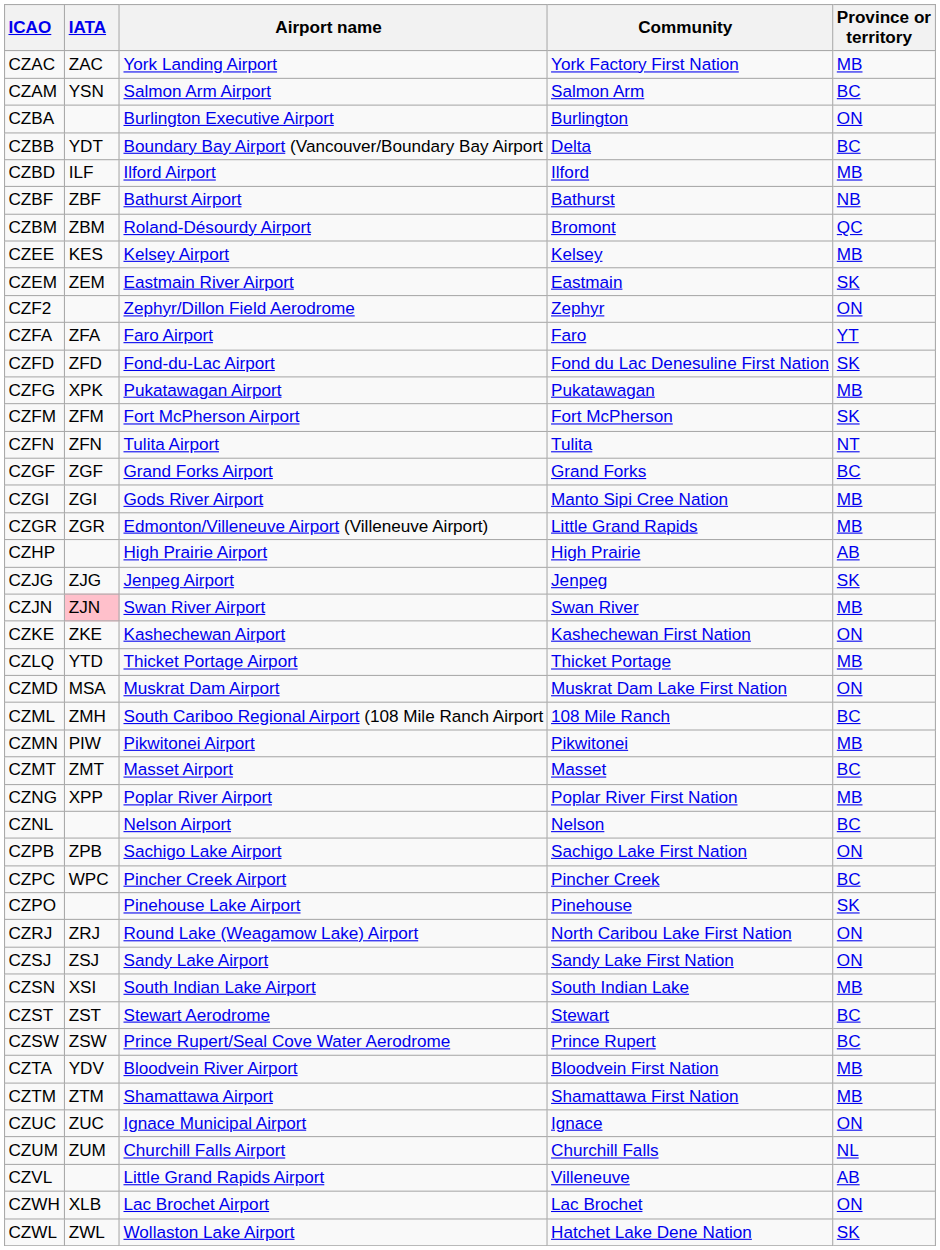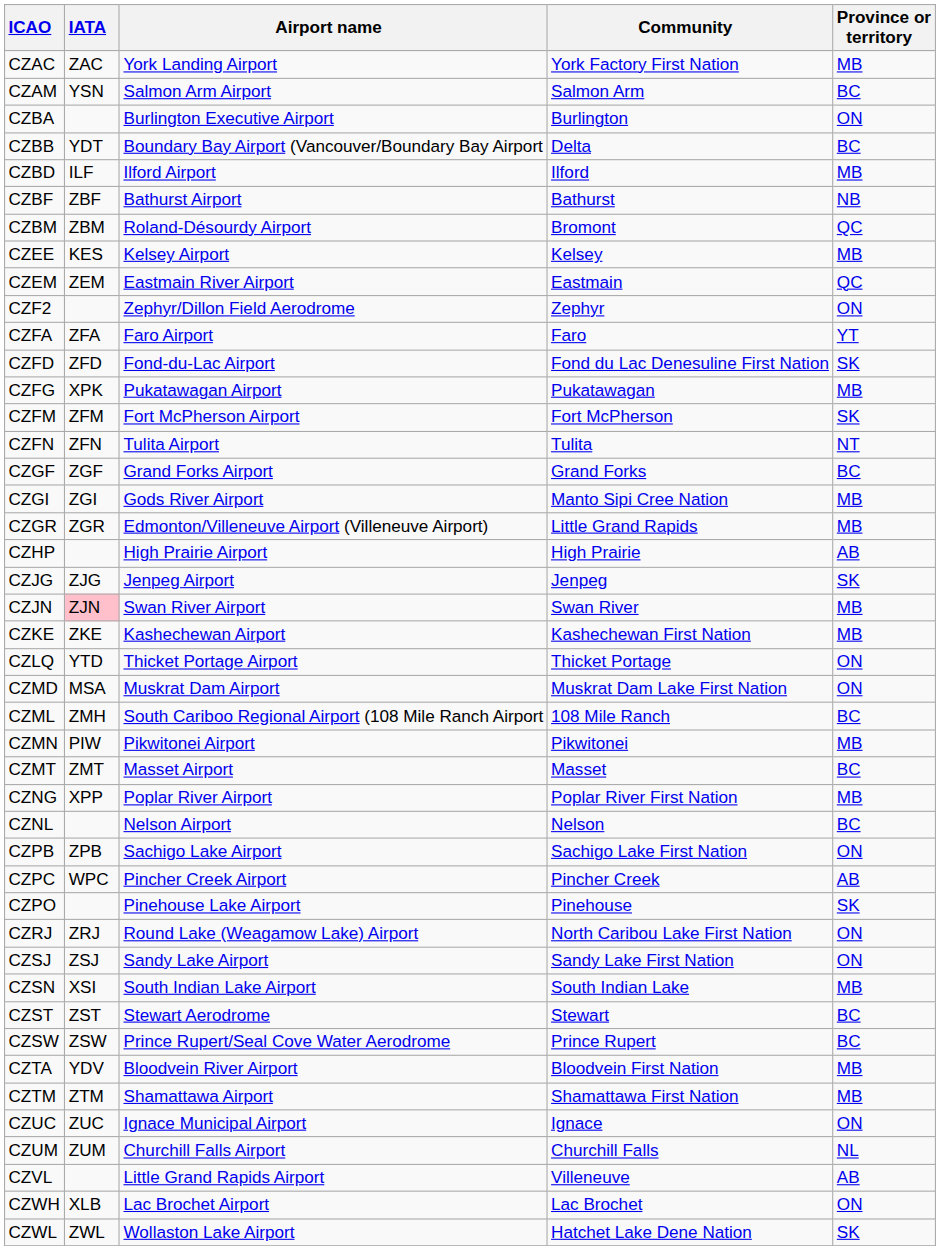(848, 281) SK -> (850, 281) QC
(850, 634) ON -> (850, 634) MB
(850, 661) MB -> (850, 661) ON
(849, 879) BC -> (848, 879) AB
